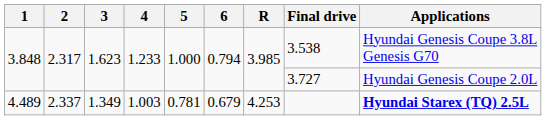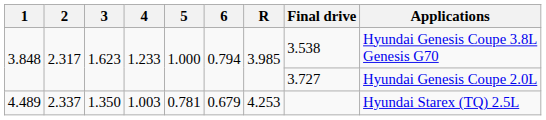(104, 102) 1.349 -> (104, 102) 1.350
(446, 102) bold -> (441, 102) normal
